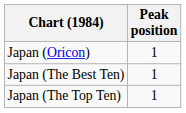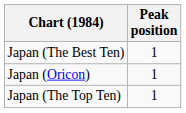rows swapped: (49, 52) <-> (66, 74)
